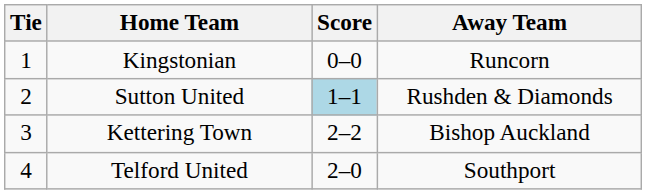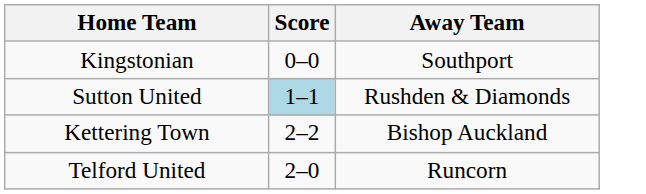- column: (26, 22)
(510, 59) Runcorn -> (467, 59) Southport
(510, 170) Southport -> (467, 170) Runcorn
